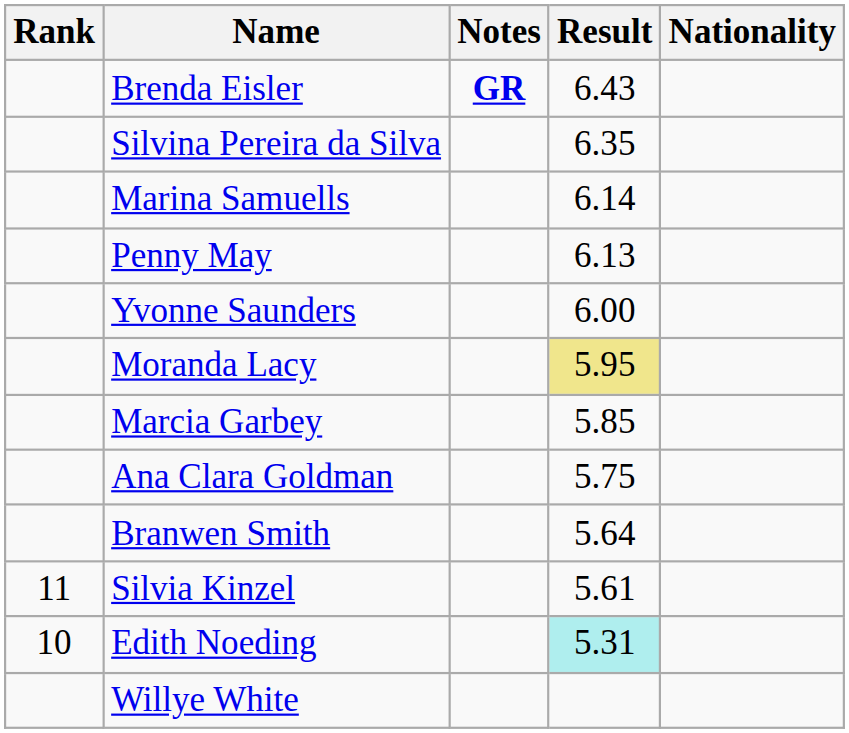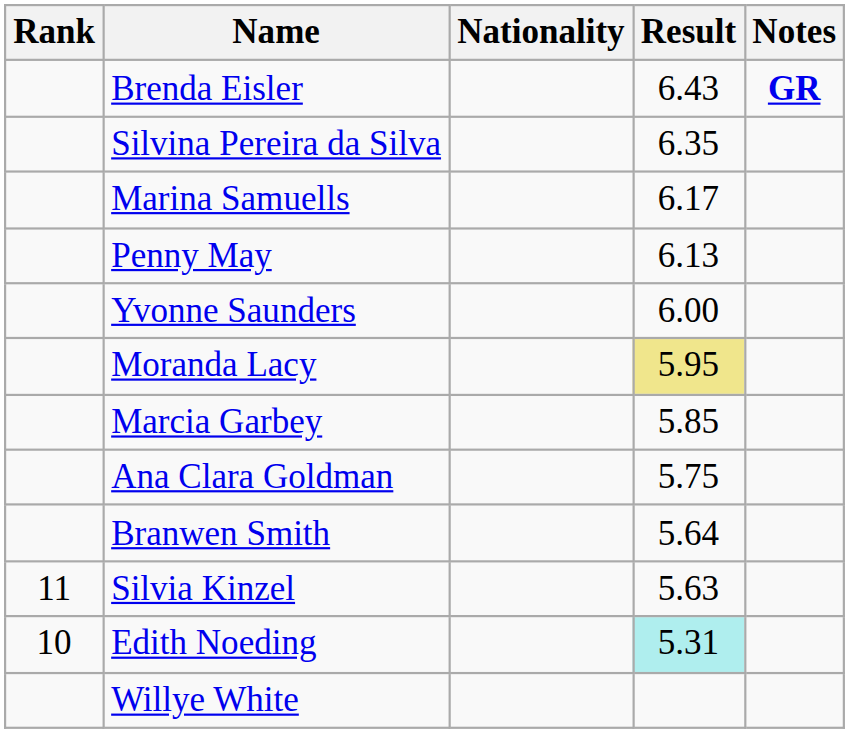columns swapped: (752, 32) <-> (499, 32)
(605, 198) 6.14 -> (688, 198) 6.17
(605, 587) 5.61 -> (688, 587) 5.63
